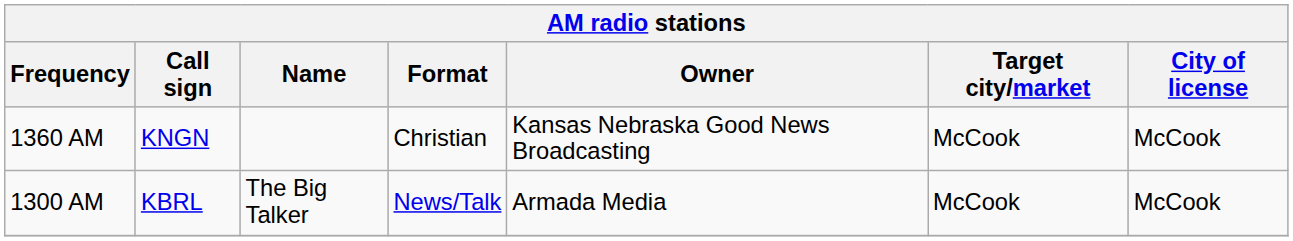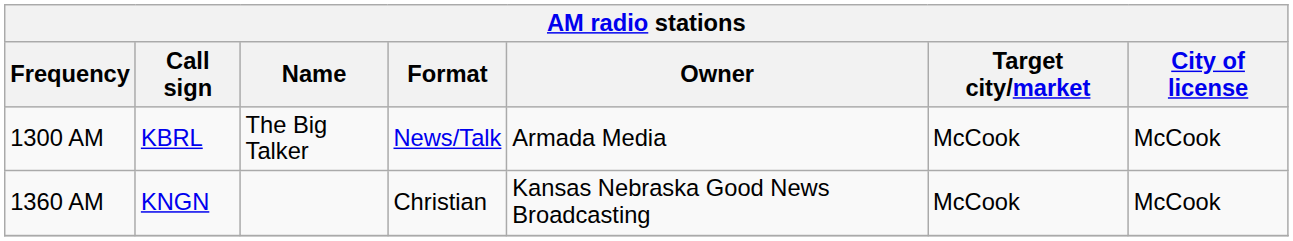rows swapped: (57, 202) <-> (57, 138)
